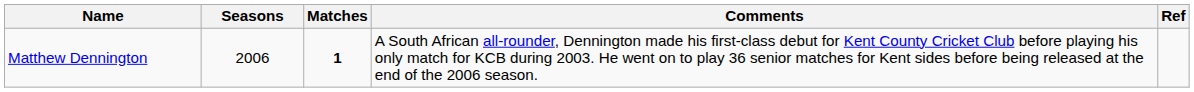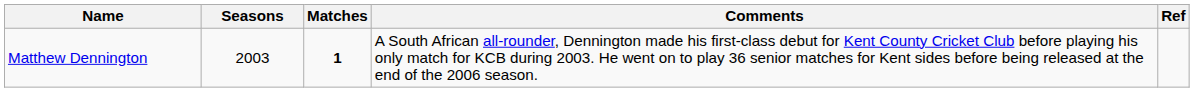(252, 57) 2006 -> (252, 57) 2003
